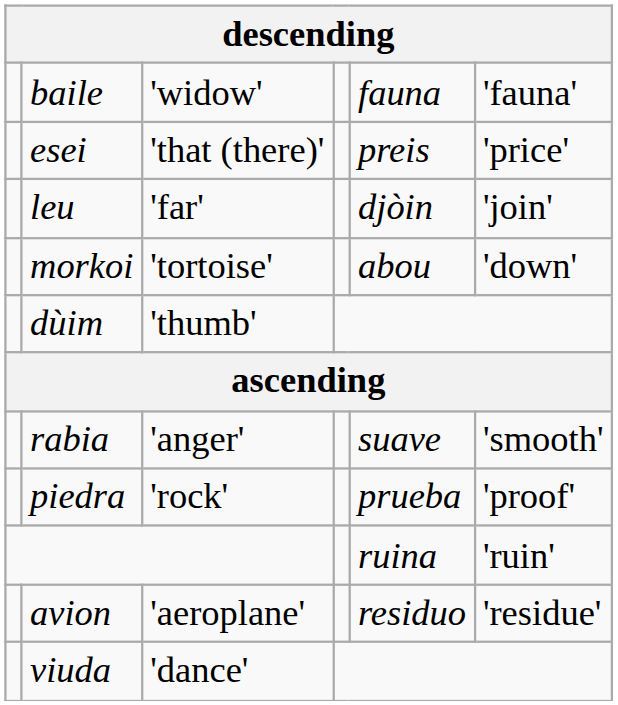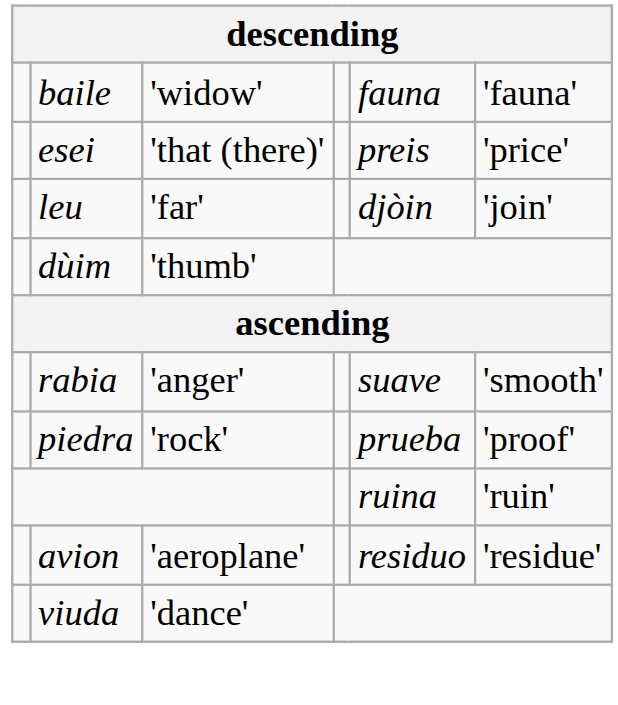- row: (82, 265)
